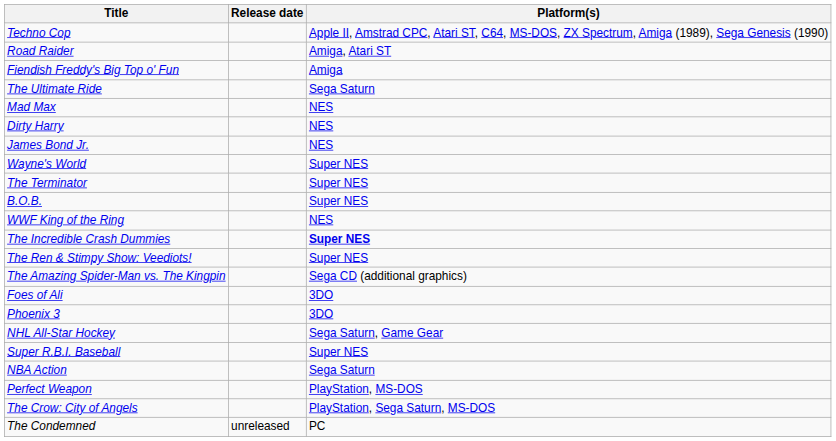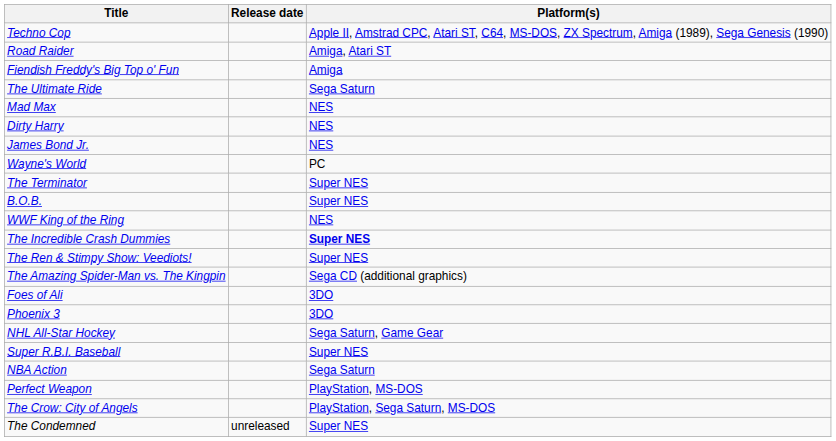(339, 164) Super NES -> (317, 164) PC
(317, 426) PC -> (339, 426) Super NES
